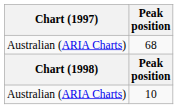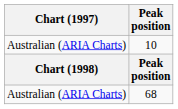rows swapped: (151, 94) <-> (151, 44)
